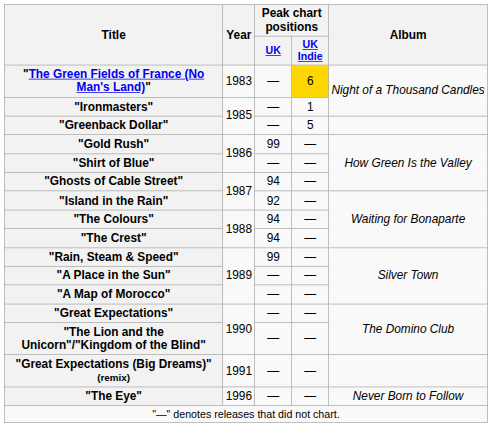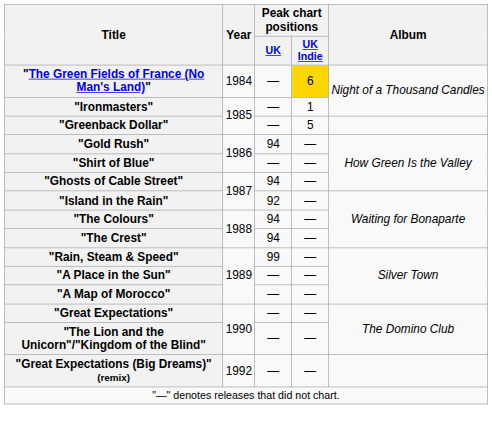(239, 81) 1983 -> (239, 81) 1984
(273, 144) 99 -> (273, 144) 94
(239, 370) 1991 -> (239, 370) 1992
- row: (114, 396)
